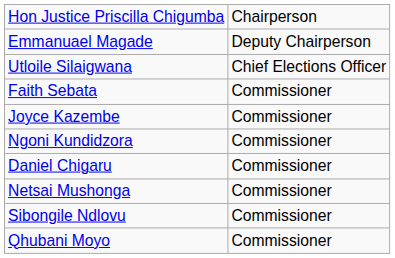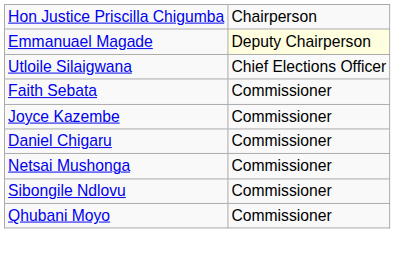(301, 41) no background -> (301, 41) lightyellow background
- row: (70, 141)
